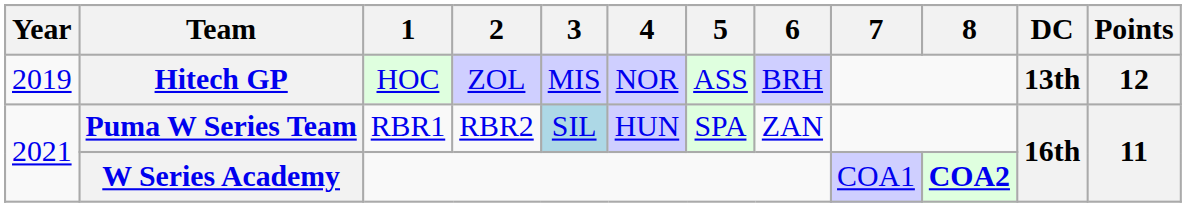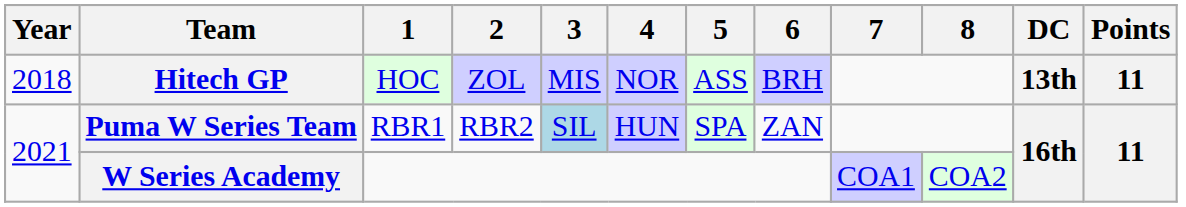(42, 78) 2019 -> (42, 78) 2018
(1134, 78) 12 -> (1131, 78) 11
(969, 176) bold -> (968, 176) normal
